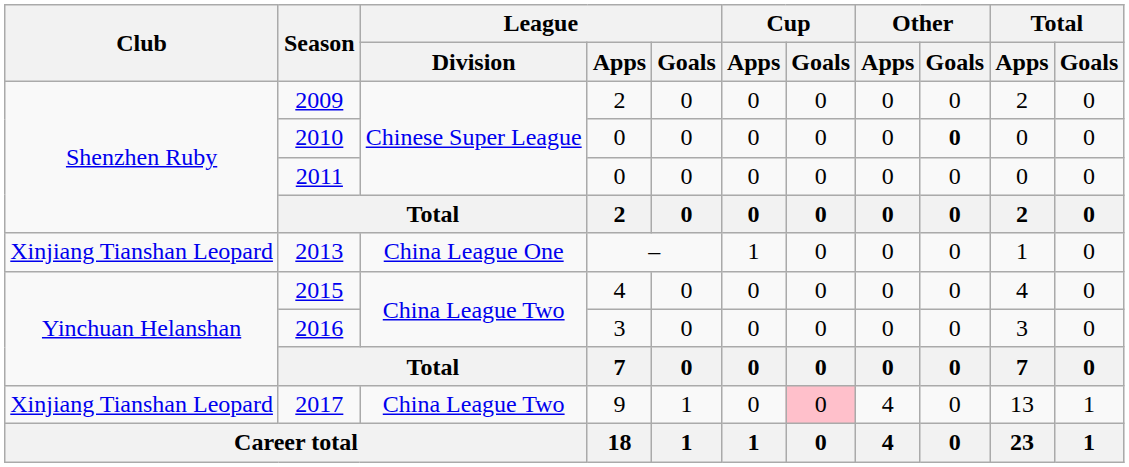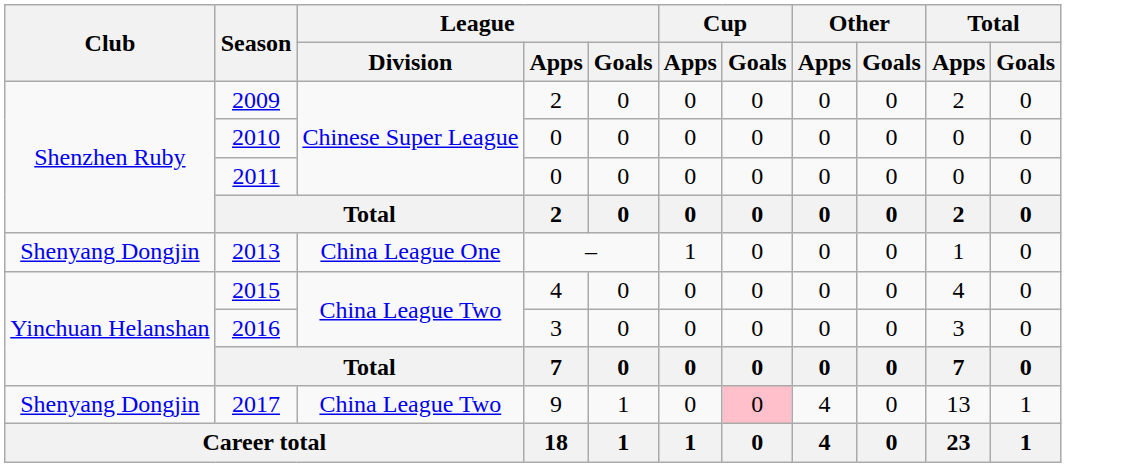(955, 137) bold -> (892, 137) normal
(142, 251) Xinjiang Tianshan Leopard -> (110, 251) Shenyang Dongjin
(142, 404) Xinjiang Tianshan Leopard -> (110, 404) Shenyang Dongjin
